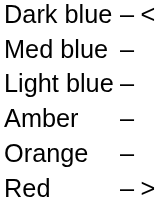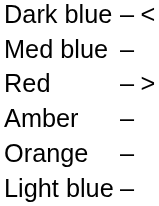rows swapped: (59, 84) <-> (27, 188)
